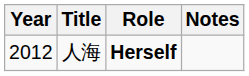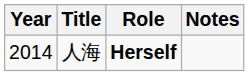(31, 52) 2012 -> (31, 52) 2014
